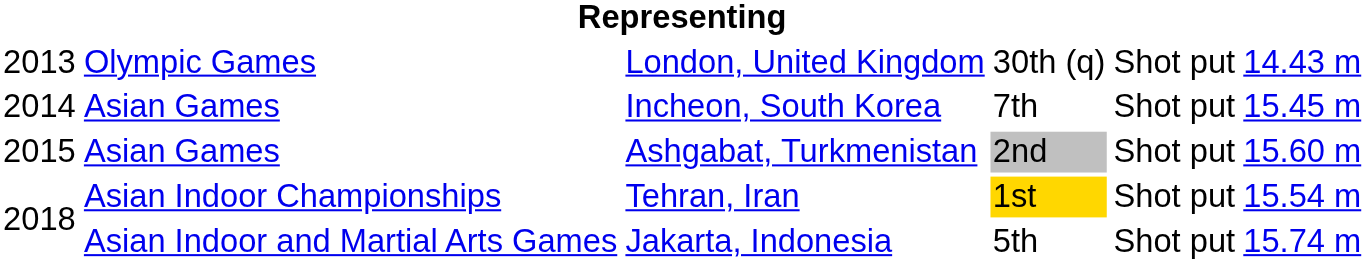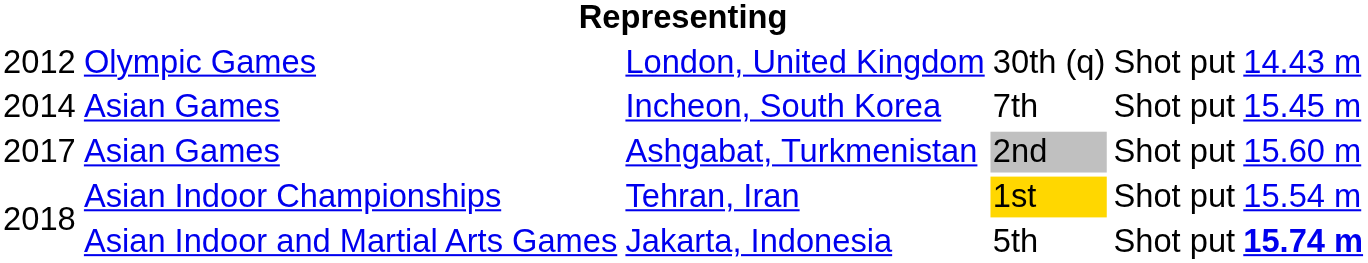(39, 61) 2013 -> (39, 61) 2012
(39, 151) 2015 -> (39, 151) 2017
(1302, 241) normal -> (1303, 241) bold
